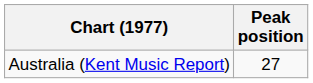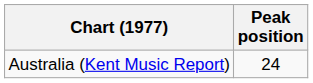(271, 63) 27 -> (271, 63) 24
